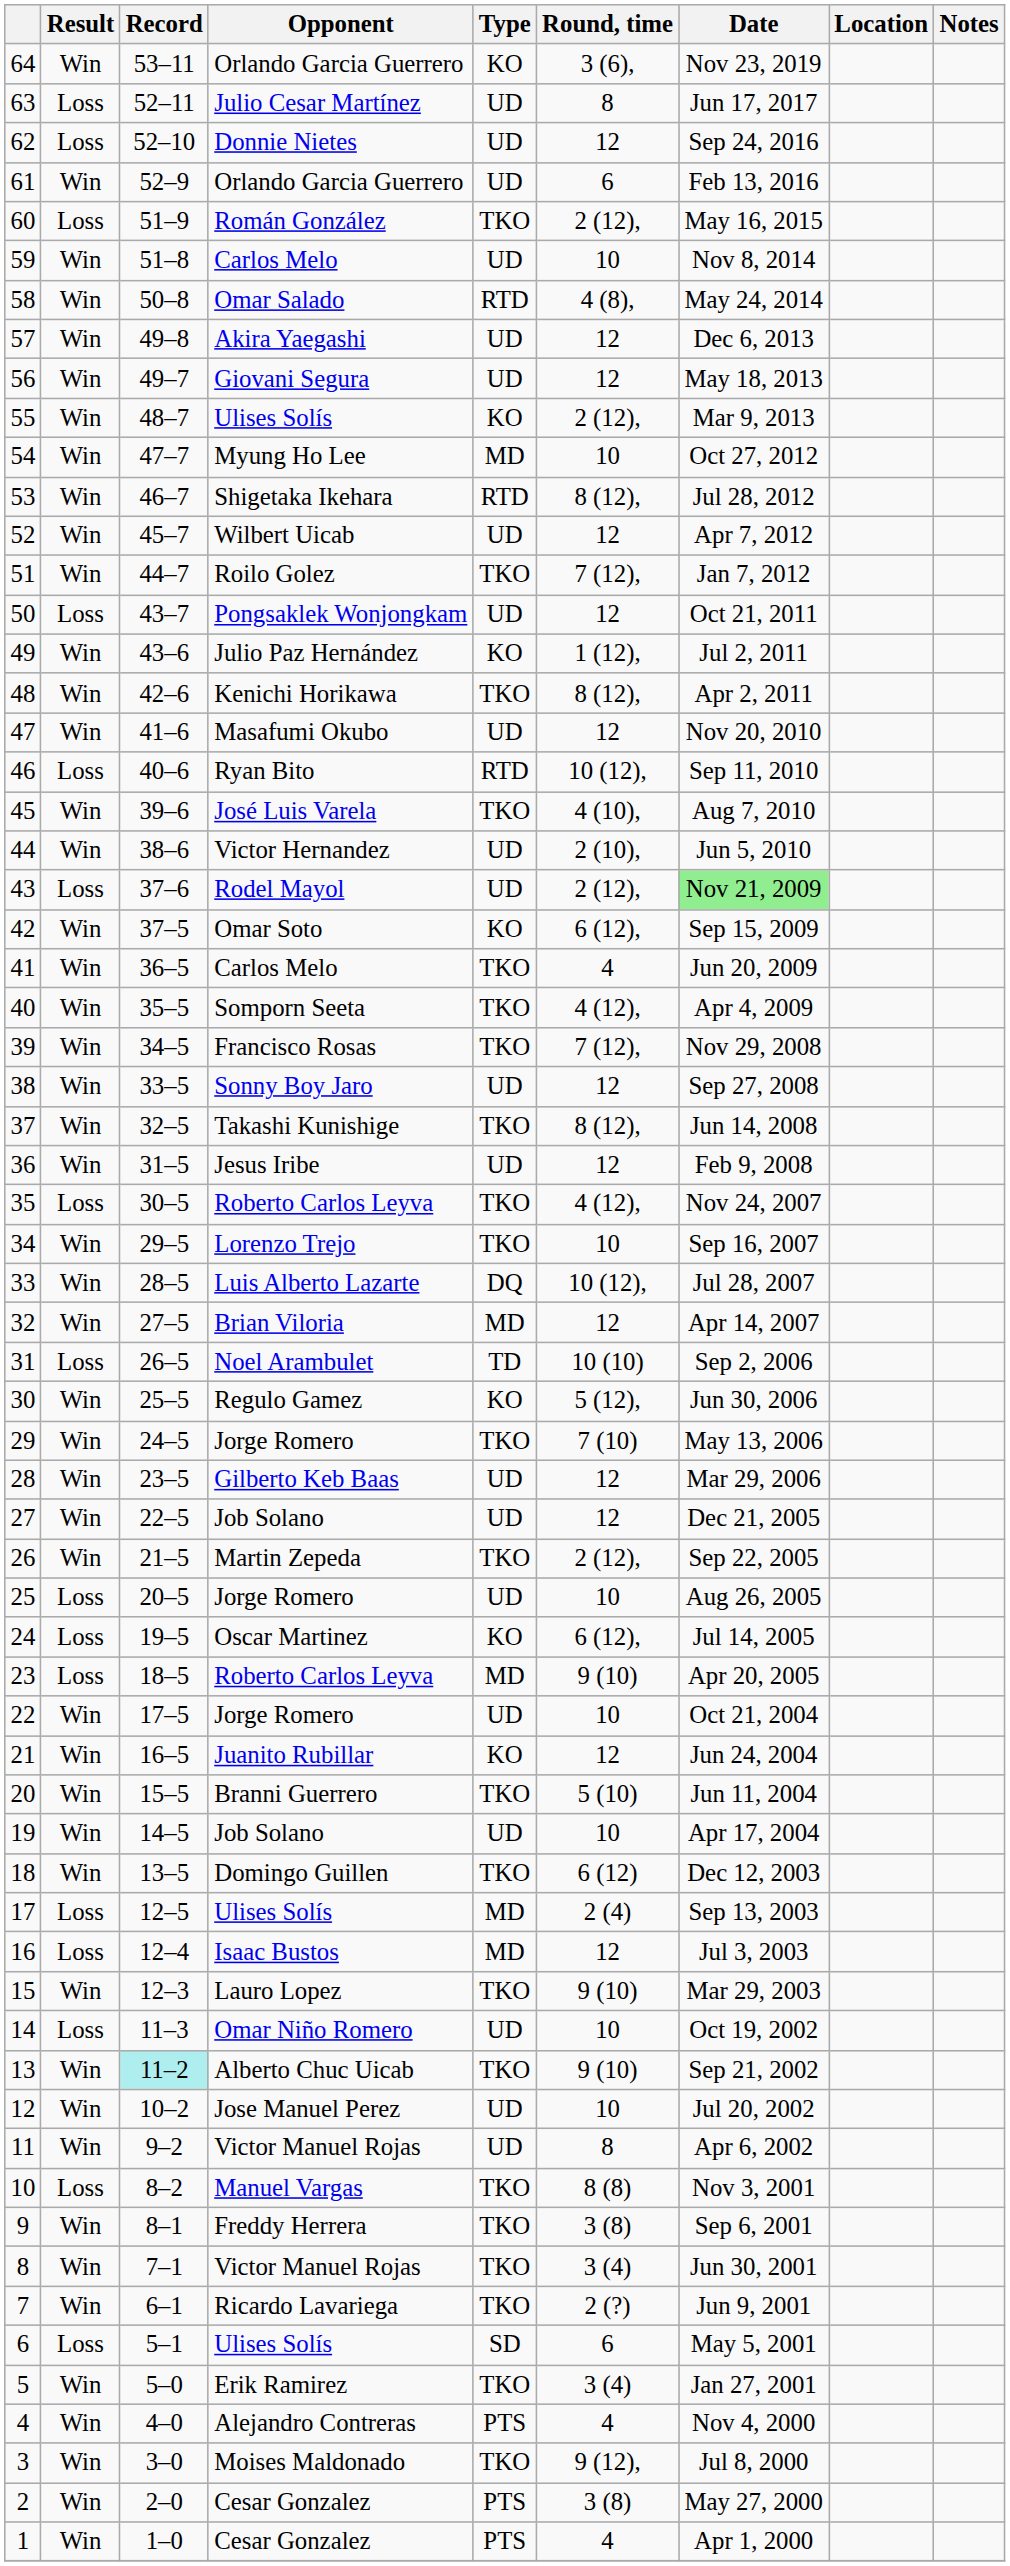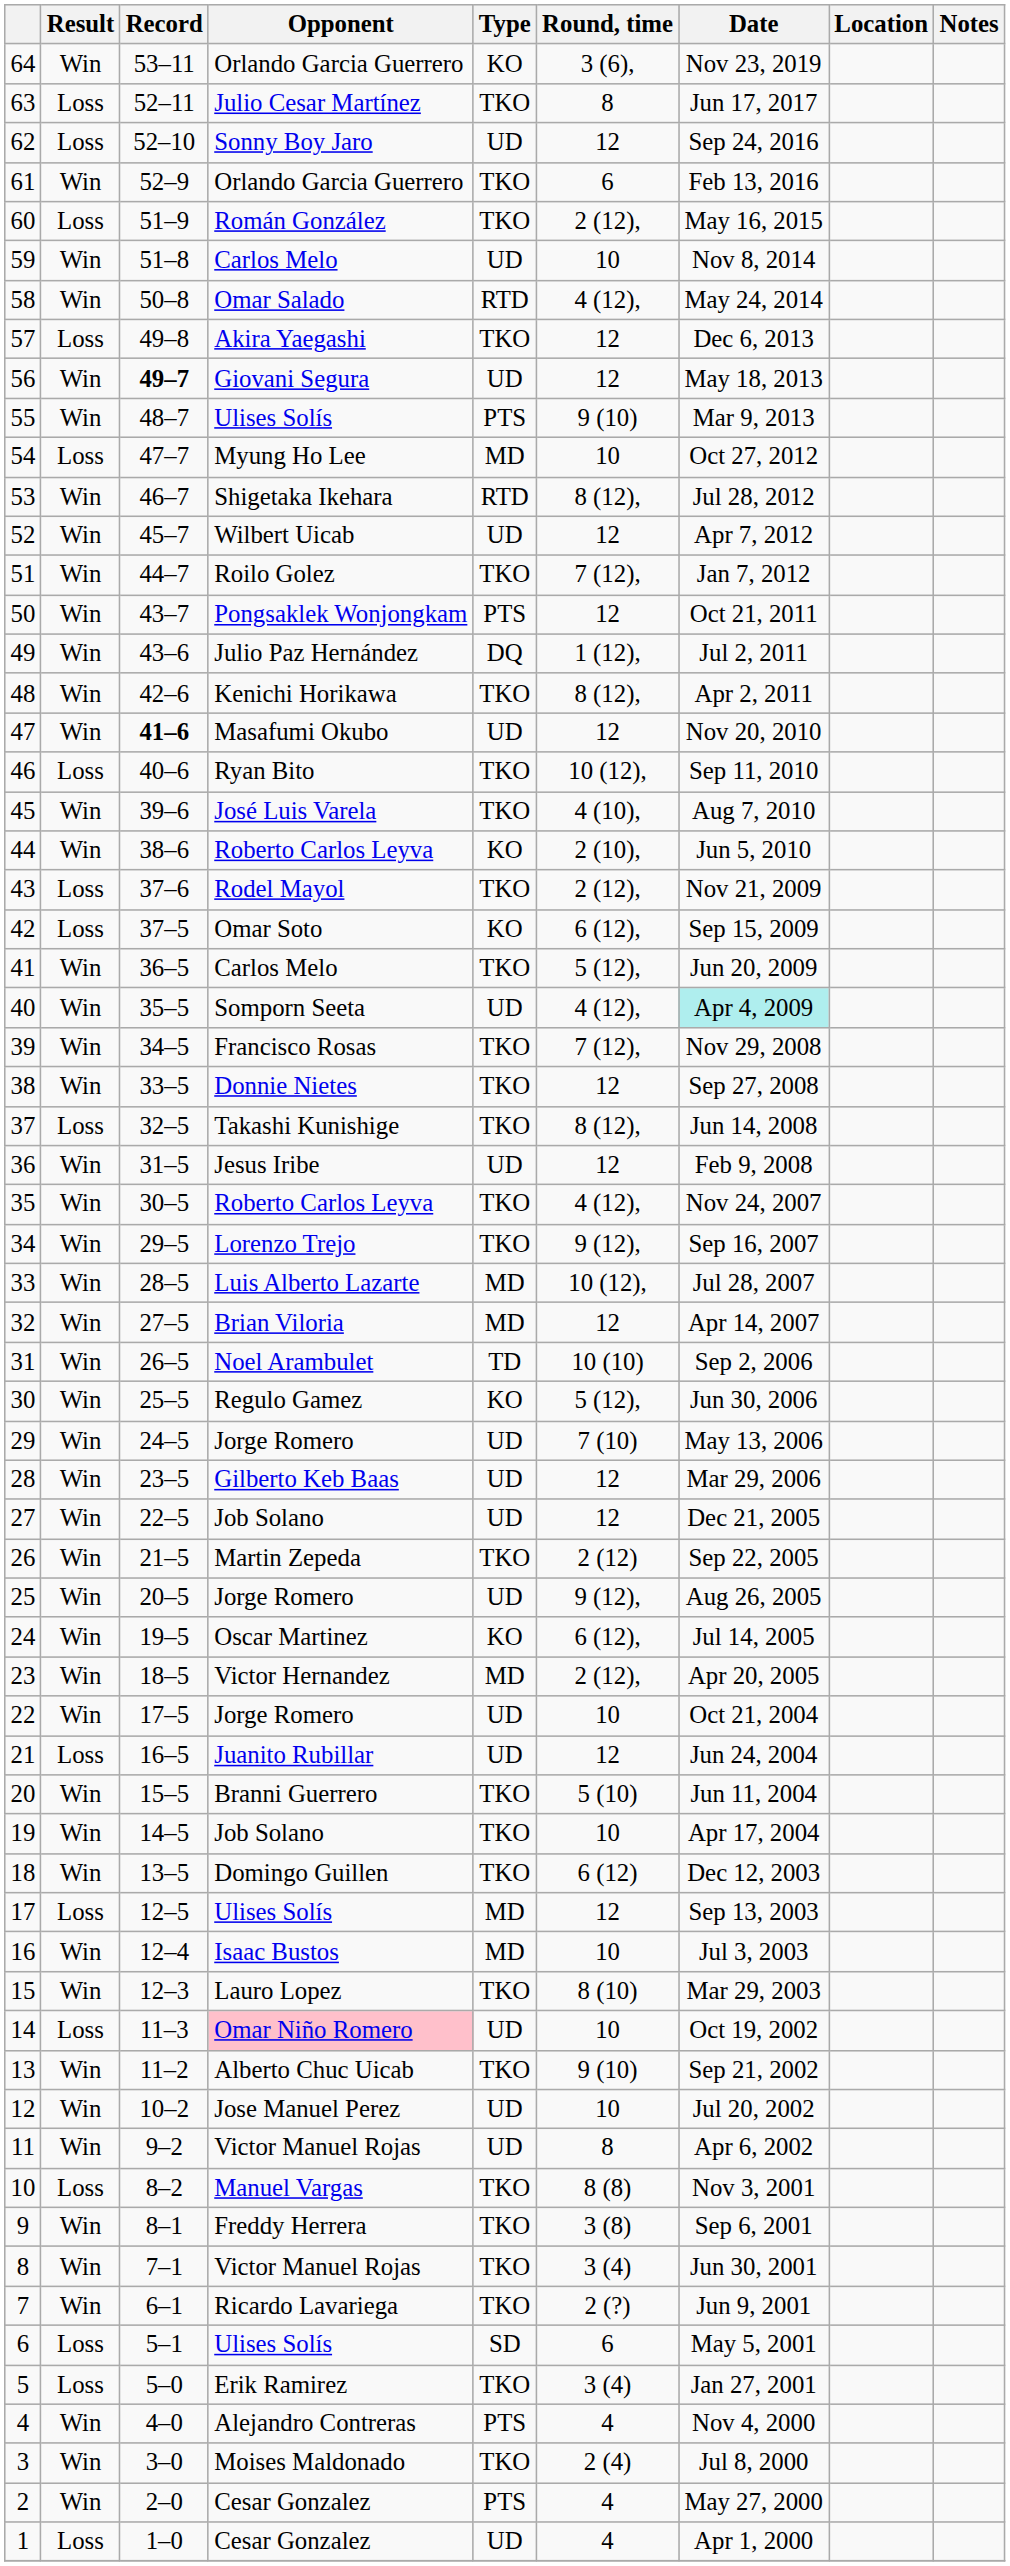(505, 102) UD -> (505, 102) TKO
(286, 142) Donnie Nietes -> (293, 142) Sonny Boy Jaro
(505, 181) UD -> (505, 181) TKO
(608, 299) 4 (8), -> (608, 299) 4 (12),
(80, 338) Win -> (80, 338) Loss
(505, 338) UD -> (505, 338) TKO
(164, 378) normal -> (164, 378) bold
(505, 417) KO -> (505, 417) PTS
(608, 417) 2 (12), -> (608, 417) 9 (10)
(80, 456) Win -> (80, 456) Loss
(80, 614) Loss -> (80, 614) Win
(505, 614) UD -> (505, 614) PTS
(505, 653) KO -> (505, 653) DQ
(164, 732) normal -> (164, 732) bold
(505, 771) RTD -> (505, 771) TKO
(302, 850) Victor Hernandez -> (324, 850) Roberto Carlos Leyva
(505, 850) UD -> (505, 850) KO
(505, 889) UD -> (505, 889) TKO
(754, 889) lightgreen background -> (754, 889) no background
(80, 928) Win -> (80, 928) Loss
(608, 968) 4 -> (608, 968) 5 (12),
(505, 1007) TKO -> (505, 1007) UD
(754, 1007) no background -> (754, 1007) paleturquoise background
(293, 1086) Sonny Boy Jaro -> (286, 1086) Donnie Nietes
(505, 1086) UD -> (505, 1086) TKO
(80, 1125) Win -> (80, 1125) Loss
(80, 1204) Loss -> (80, 1204) Win
(608, 1243) 10 -> (608, 1243) 9 (12),
(505, 1282) DQ -> (505, 1282) MD
(80, 1361) Loss -> (80, 1361) Win
(505, 1440) TKO -> (505, 1440) UD
(608, 1558) 2 (12), -> (608, 1558) 2 (12)
(80, 1597) Loss -> (80, 1597) Win
(608, 1597) 10 -> (608, 1597) 9 (12),
(80, 1636) Loss -> (80, 1636) Win
(80, 1676) Loss -> (80, 1676) Win
(324, 1676) Roberto Carlos Leyva -> (302, 1676) Victor Hernandez
(608, 1676) 9 (10) -> (608, 1676) 2 (12),
(80, 1754) Win -> (80, 1754) Loss
(505, 1754) KO -> (505, 1754) UD
(505, 1833) UD -> (505, 1833) TKO
(608, 1912) 2 (4) -> (608, 1912) 12
(80, 1951) Loss -> (80, 1951) Win
(608, 1951) 12 -> (608, 1951) 10
(608, 1990) 9 (10) -> (608, 1990) 8 (10)
(313, 2030) no background -> (313, 2030) pink background
(164, 2069) paleturquoise background -> (164, 2069) no background
(80, 2384) Win -> (80, 2384) Loss
(608, 2462) 9 (12), -> (608, 2462) 2 (4)
(608, 2502) 3 (8) -> (608, 2502) 4
(80, 2541) Win -> (80, 2541) Loss
(505, 2541) PTS -> (505, 2541) UD
